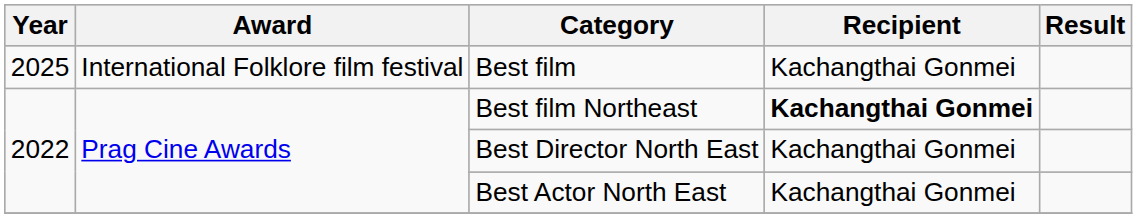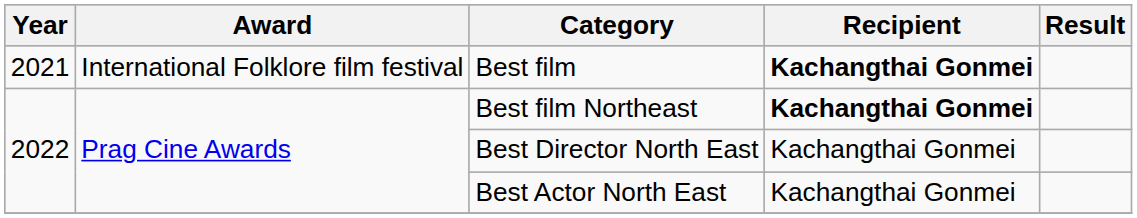(40, 66) 2025 -> (40, 66) 2021
(893, 66) normal -> (902, 66) bold
